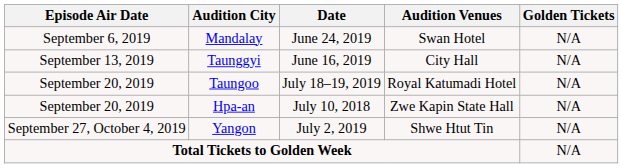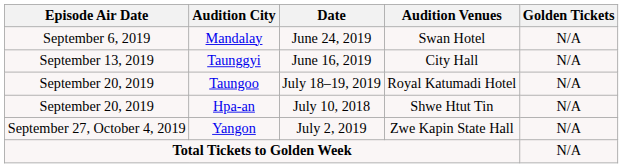(452, 106) Zwe Kapin State Hall -> (452, 106) Shwe Htut Tin
(452, 128) Shwe Htut Tin -> (452, 128) Zwe Kapin State Hall
